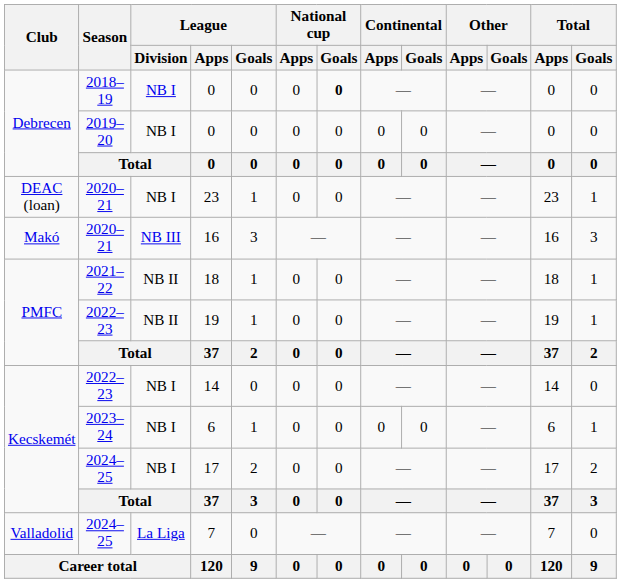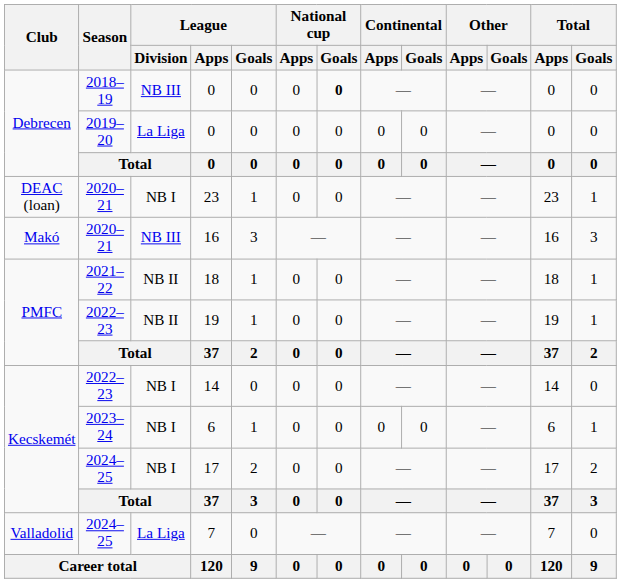(161, 90) NB I -> (161, 90) NB III
(161, 131) NB I -> (161, 131) La Liga
